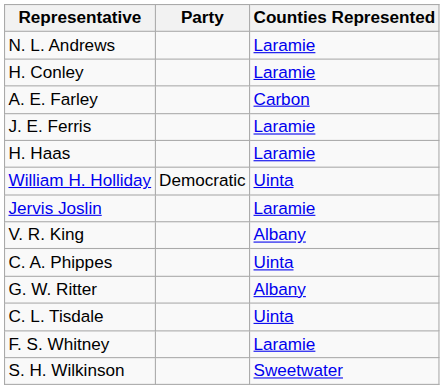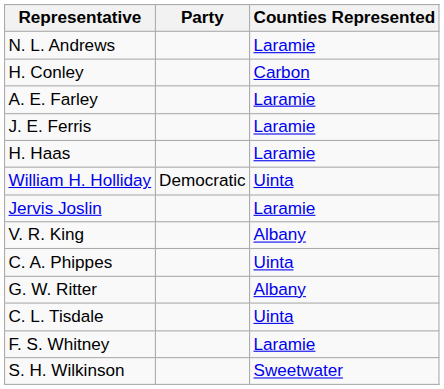(284, 72) Laramie -> (282, 72) Carbon
(282, 99) Carbon -> (284, 99) Laramie
